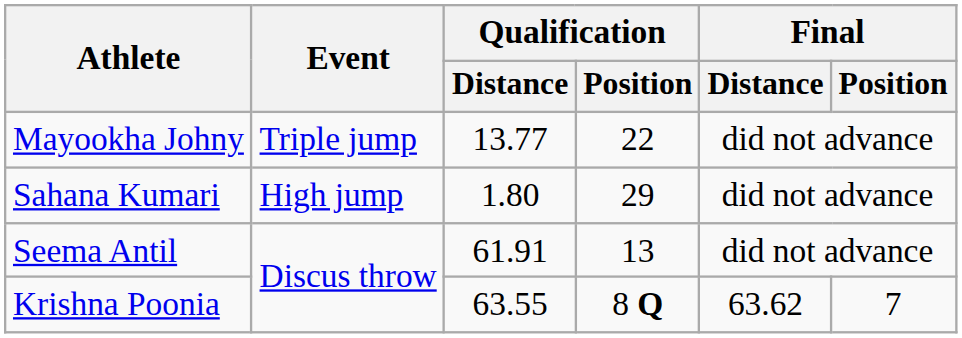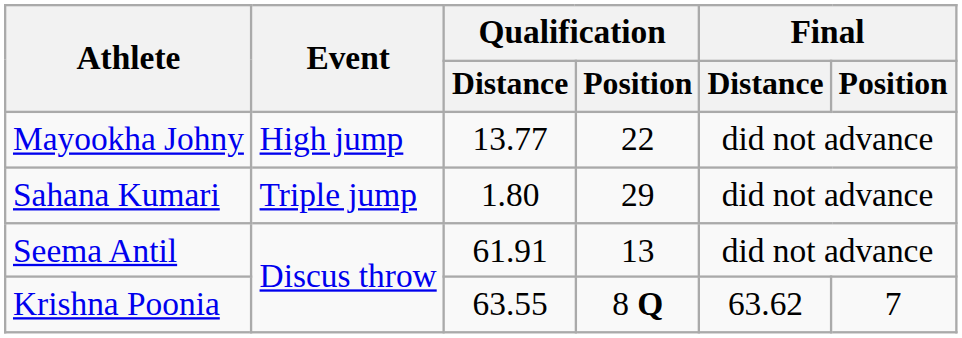(338, 139) Triple jump -> (331, 139) High jump
(331, 194) High jump -> (338, 194) Triple jump
